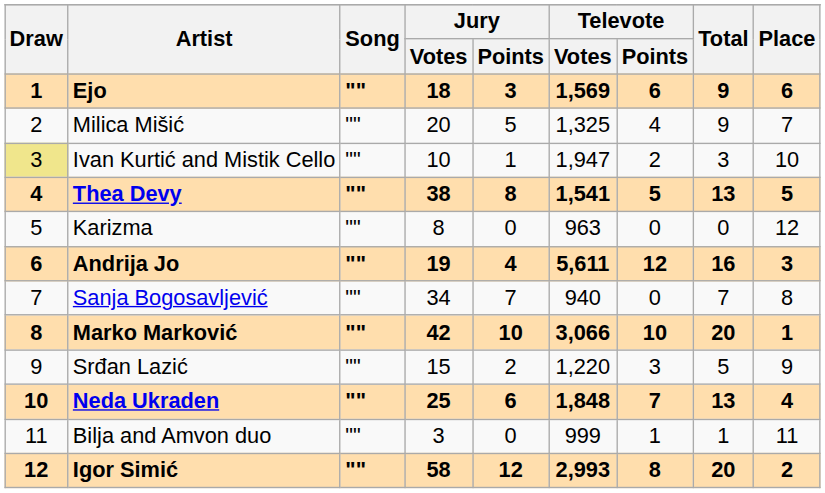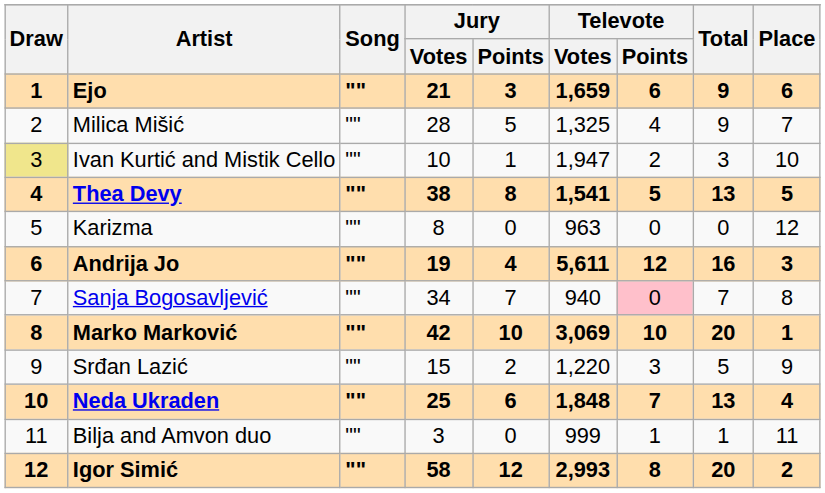(439, 90) 18 -> (439, 90) 21
(583, 90) 1,569 -> (583, 90) 1,659
(439, 125) 20 -> (439, 125) 28
(655, 297) no background -> (655, 297) pink background
(583, 332) 3,066 -> (583, 332) 3,069
